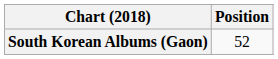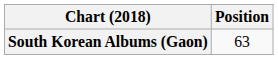(242, 41) 52 -> (242, 41) 63
